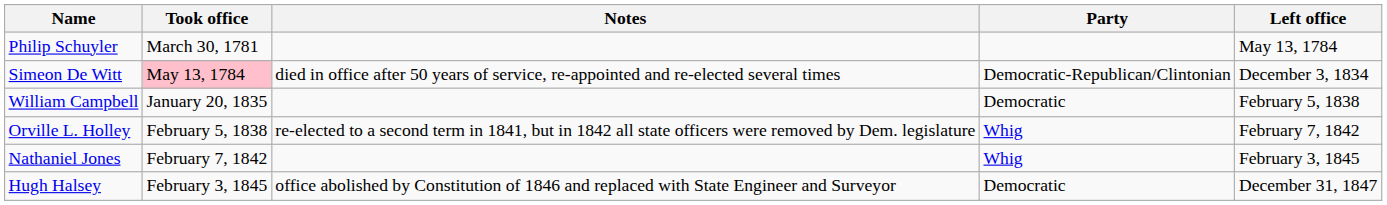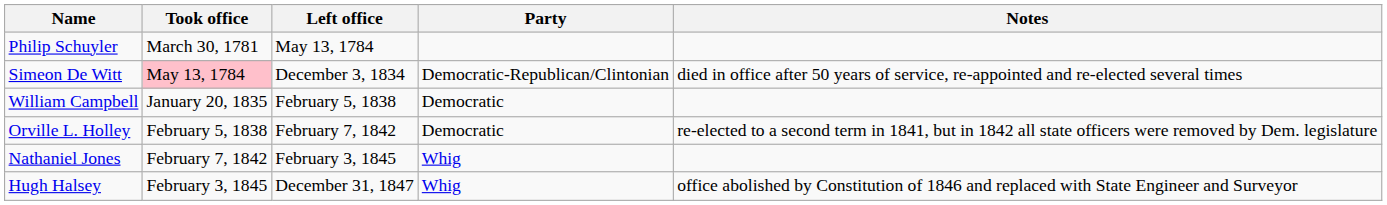columns swapped: (1308, 18) <-> (625, 18)
(1003, 130) Whig -> (463, 130) Democratic
(1025, 185) Democratic -> (441, 185) Whig
